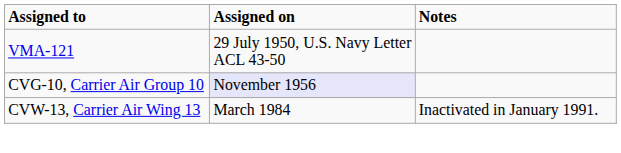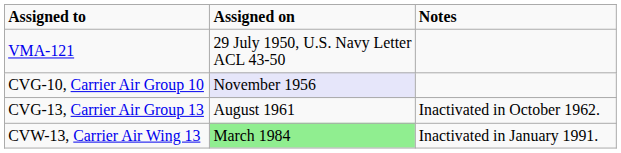+ row: (106, 110)
(252, 110) no background -> (252, 135) lightgreen background
